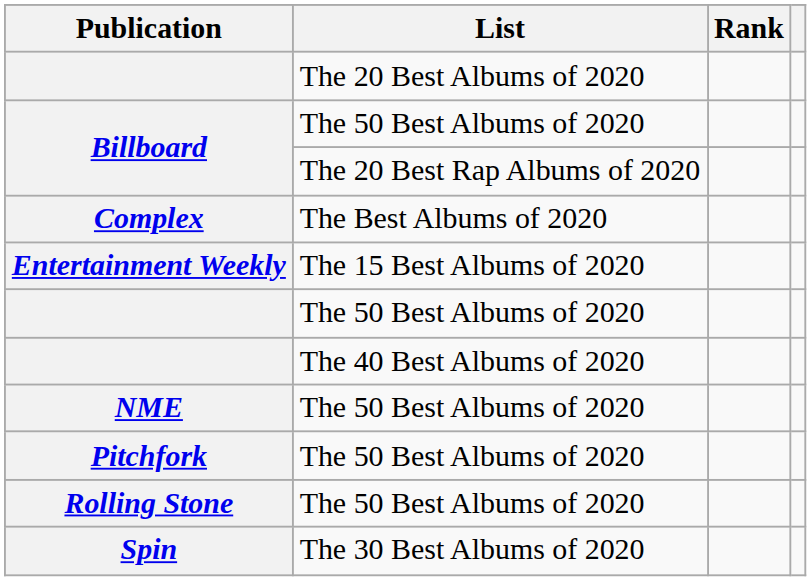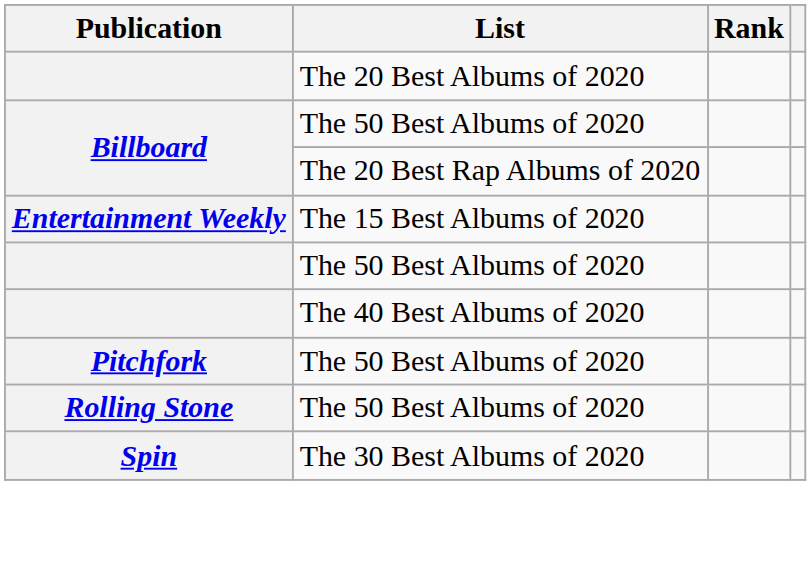- row: (149, 218)
- row: (149, 407)
